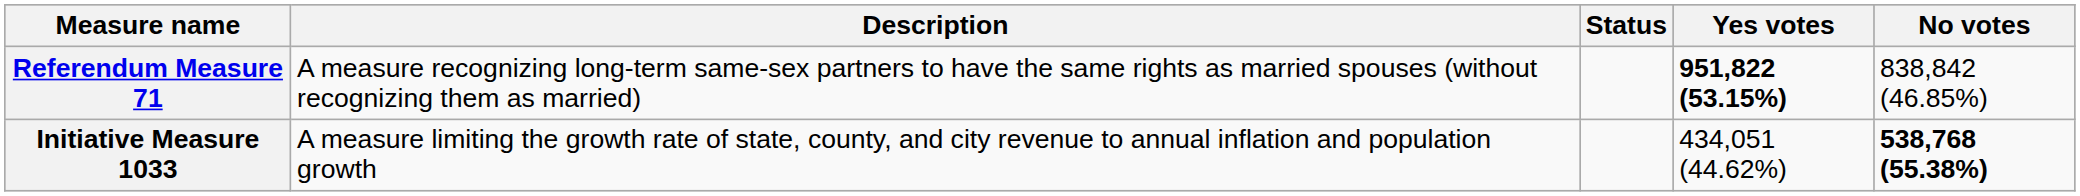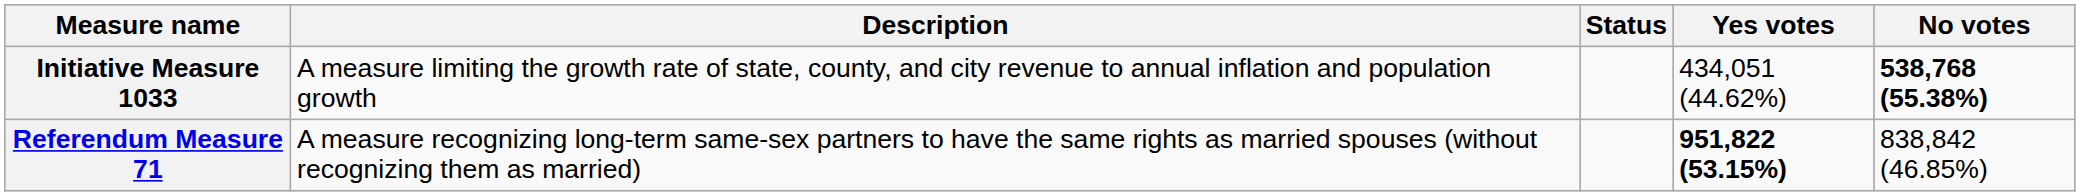rows swapped: (148, 154) <-> (148, 82)
